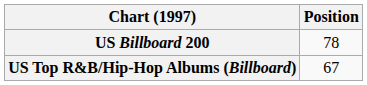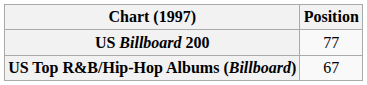(331, 42) 78 -> (331, 42) 77
